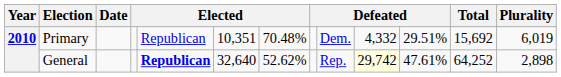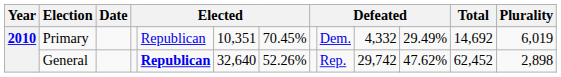(285, 38) 70.48% -> (285, 38) 70.45%
(425, 38) 29.51% -> (425, 38) 29.49%
(473, 38) 15,692 -> (473, 38) 14,692
(285, 60) 52.62% -> (285, 60) 52.26%
(377, 60) lightyellow background -> (377, 60) no background
(425, 60) 47.61% -> (425, 60) 47.62%
(473, 60) 64,252 -> (473, 60) 62,452
